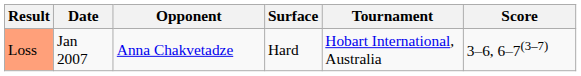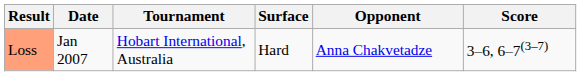columns swapped: (392, 16) <-> (189, 16)
